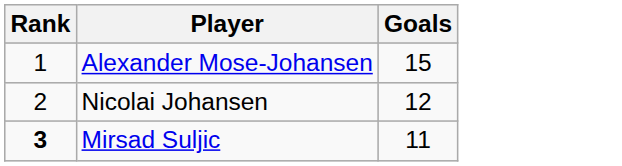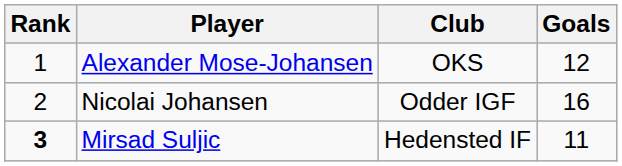+ column: (458, 23)
(418, 62) 15 -> (576, 62) 12
(418, 101) 12 -> (576, 101) 16
